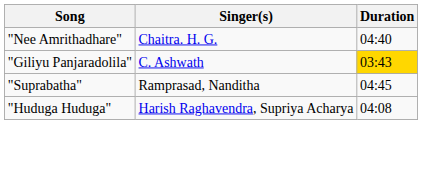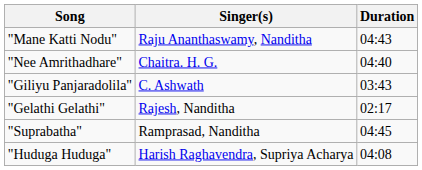+ row: (62, 39)
(376, 62) gold background -> (376, 85) no background
+ row: (56, 108)
